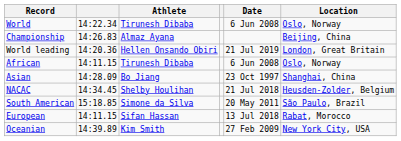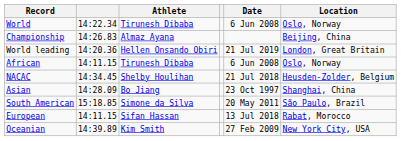rows swapped: (18, 77) <-> (18, 90)
